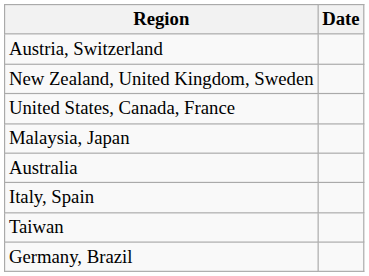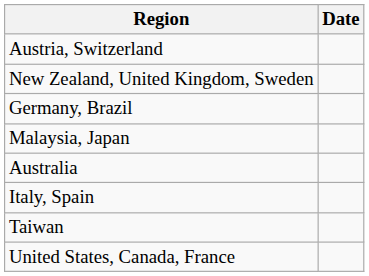rows swapped: (122, 108) <-> (71, 256)
